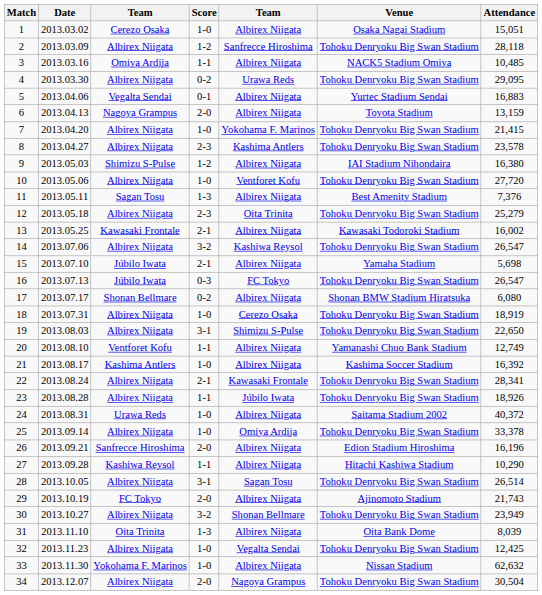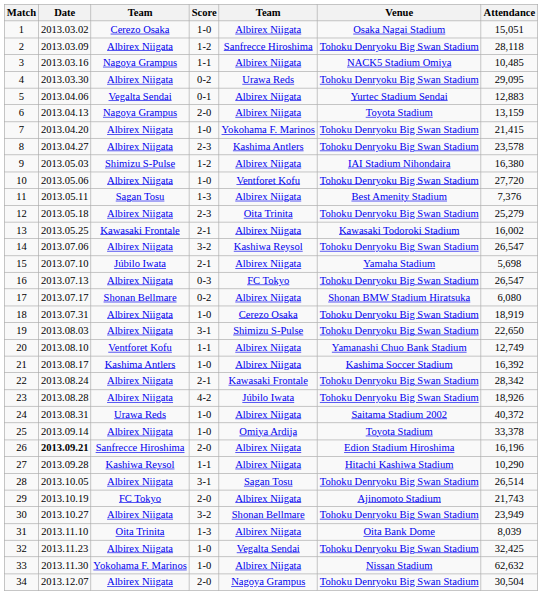(140, 63) Omiya Ardija -> (140, 63) Nagoya Grampus
(509, 96) 16,883 -> (509, 96) 12,883
(140, 280) Júbilo Iwata -> (140, 280) Albirex Niigata
(509, 381) 28,341 -> (509, 381) 28,342
(204, 398) 1-1 -> (204, 398) 4-2
(399, 431) Tohoku Denryoku Big Swan Stadium -> (399, 431) Toyota Stadium
(65, 448) normal -> (65, 448) bold
(509, 548) 12,425 -> (509, 548) 32,425
